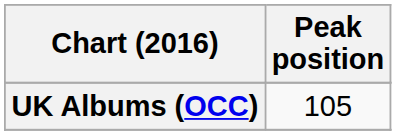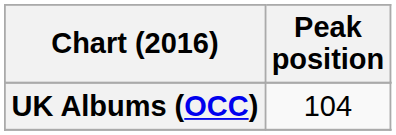(328, 105) 105 -> (328, 105) 104
